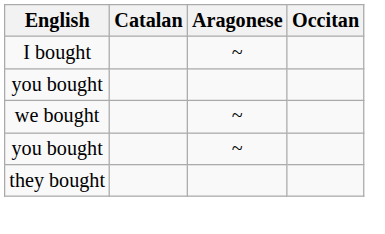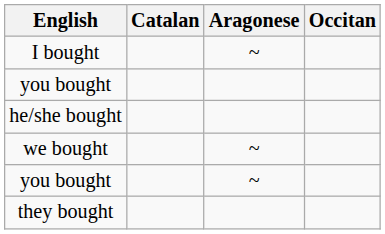+ row: (66, 116)
